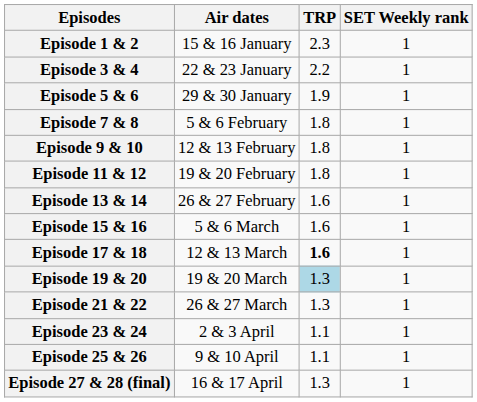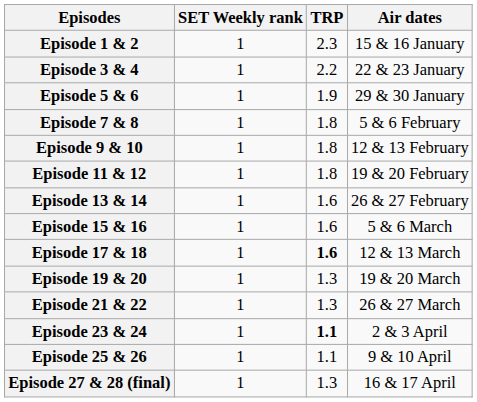columns swapped: (237, 17) <-> (406, 17)
(320, 278) lightblue background -> (327, 278) no background
(320, 331) normal -> (327, 331) bold
